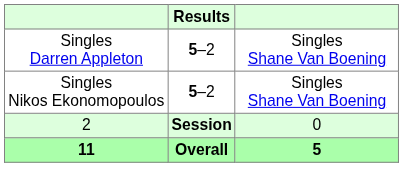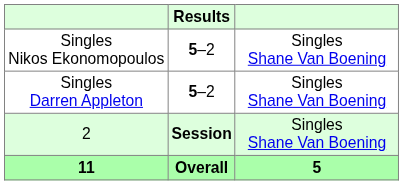rows swapped: (86, 50) <-> (86, 92)
(317, 125) 0 -> (317, 134) Singles Shane Van Boening
